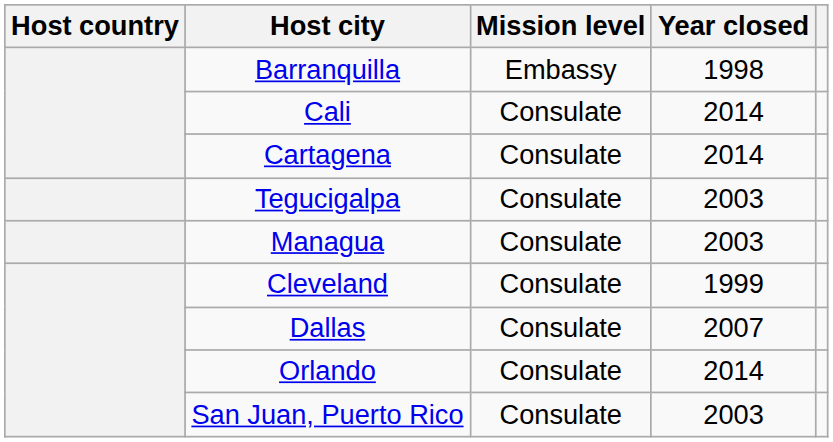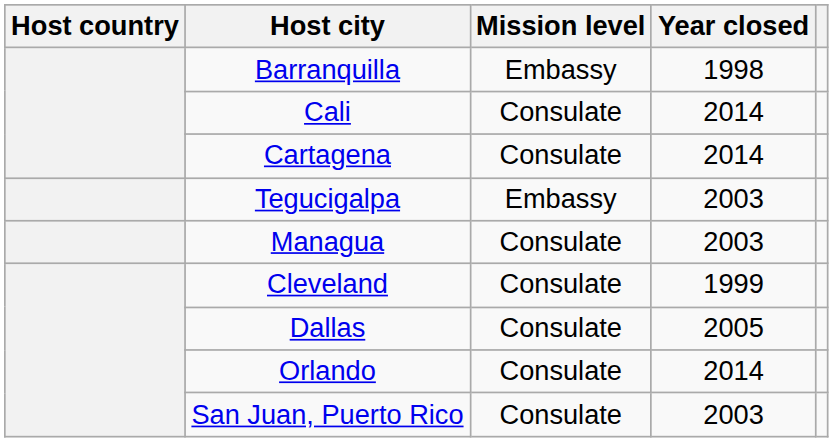(561, 198) Consulate -> (561, 198) Embassy
(734, 328) 2007 -> (734, 328) 2005
